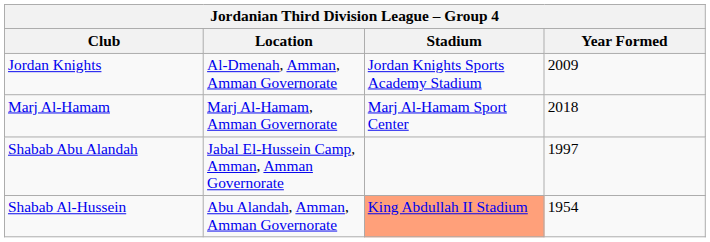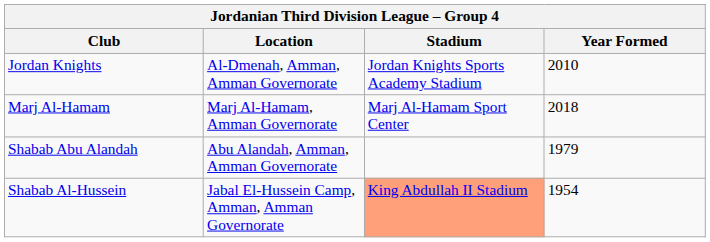(563, 65) 2009 -> (563, 65) 2010
(281, 165) Jabal El-Hussein Camp, Amman, Amman Governorate -> (278, 157) Abu Alandah, Amman, Amman Governorate
(563, 148) 1997 -> (563, 148) 1979
(278, 216) Abu Alandah, Amman, Amman Governorate -> (281, 207) Jabal El-Hussein Camp, Amman, Amman Governorate
